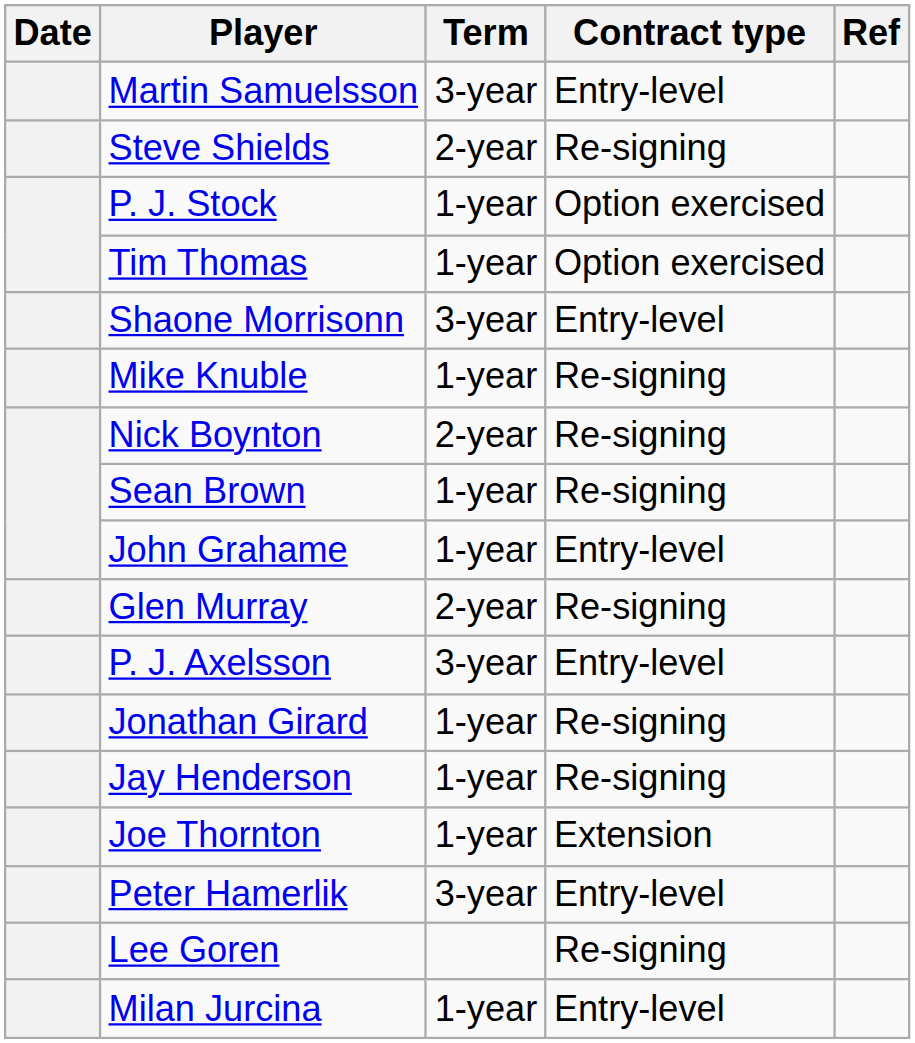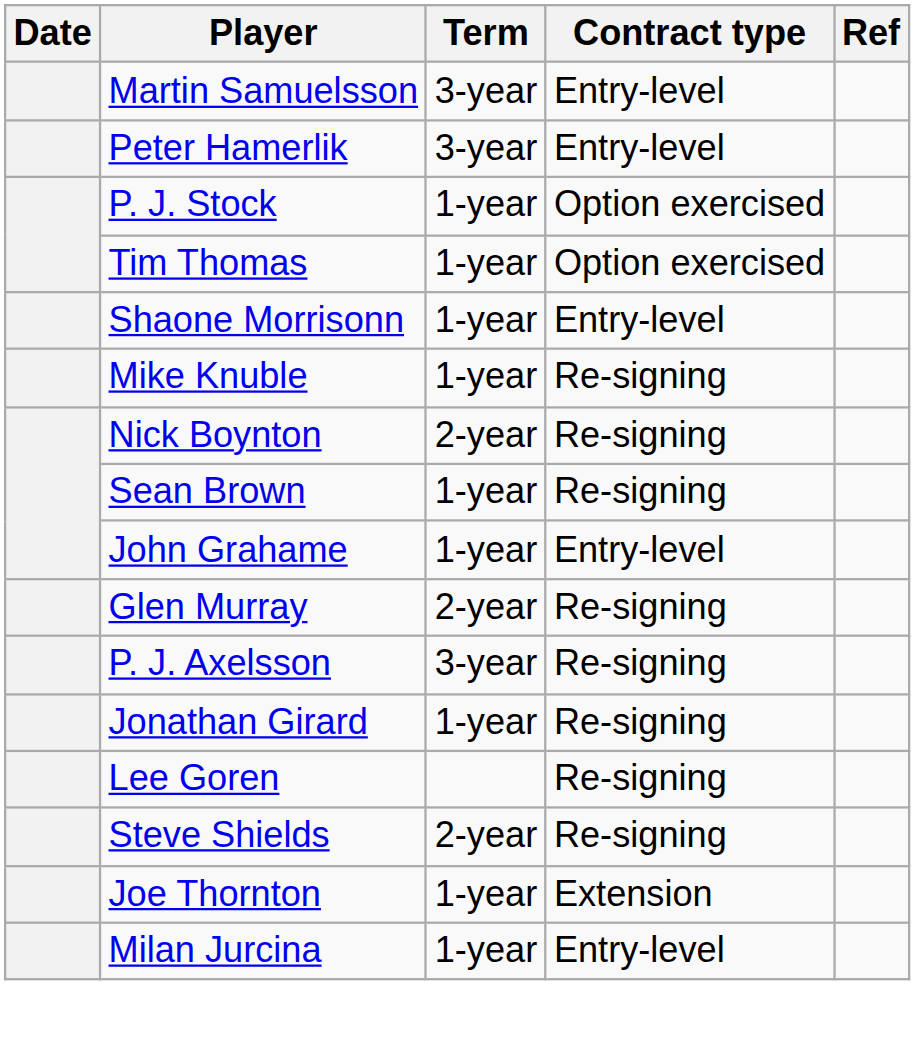rows swapped: (219, 147) <-> (228, 893)
(486, 319) 3-year -> (486, 319) 1-year
(639, 663) Entry-level -> (640, 663) Re-signing
- row: (230, 778)
rows swapped: (194, 950) <-> (215, 836)
